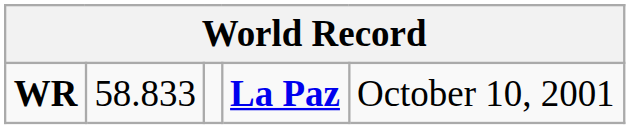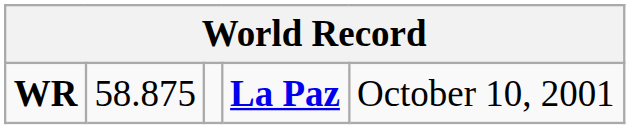(145, 92) 58.833 -> (145, 92) 58.875
